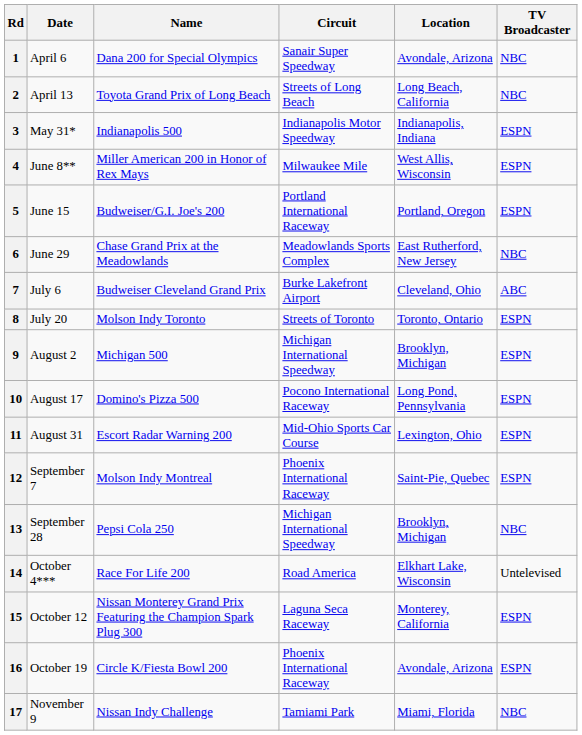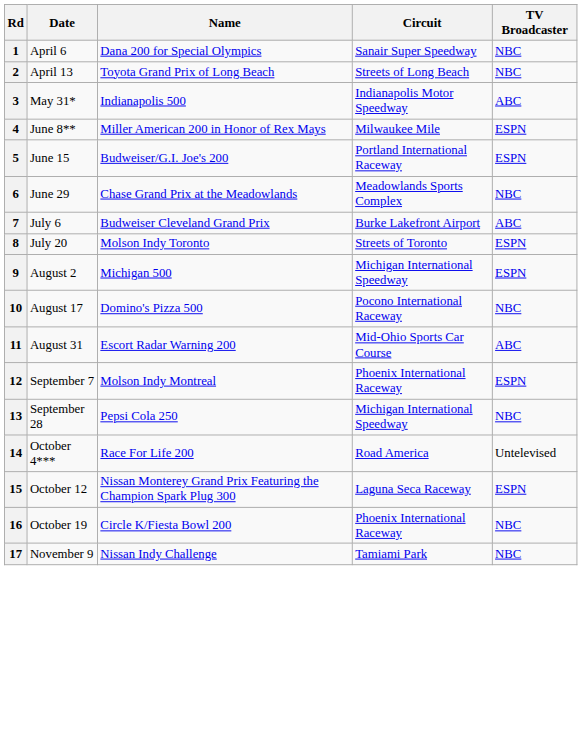- column: (446, 22)
(516, 130) ESPN -> (508, 100) ABC
(516, 398) ESPN -> (508, 308) NBC
(516, 434) ESPN -> (508, 344) ABC
(516, 667) ESPN -> (508, 525) NBC
